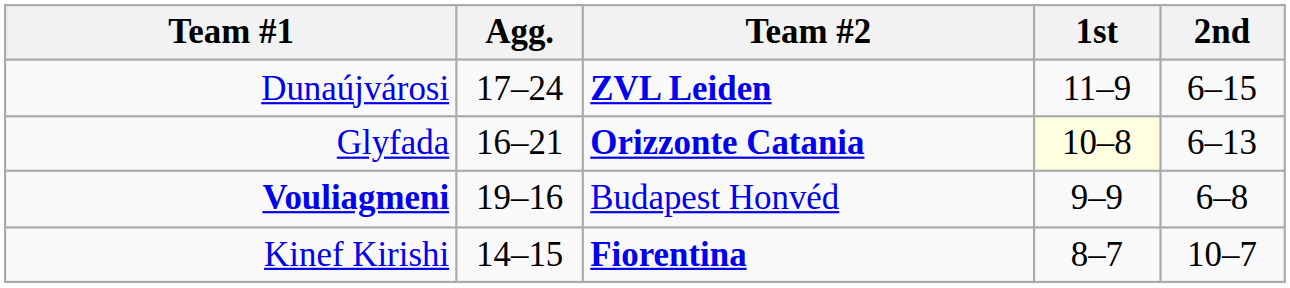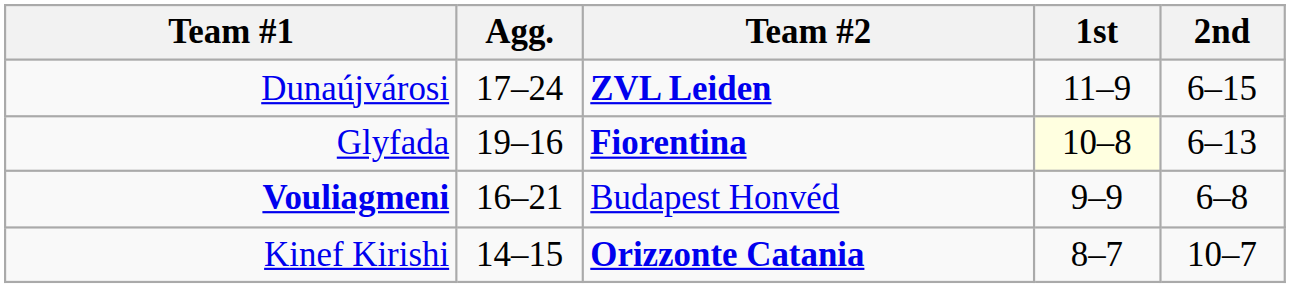(520, 142) 16–21 -> (520, 142) 19–16
(727, 142) Orizzonte Catania -> (668, 142) Fiorentina
(520, 198) 19–16 -> (520, 198) 16–21
(668, 253) Fiorentina -> (727, 253) Orizzonte Catania
